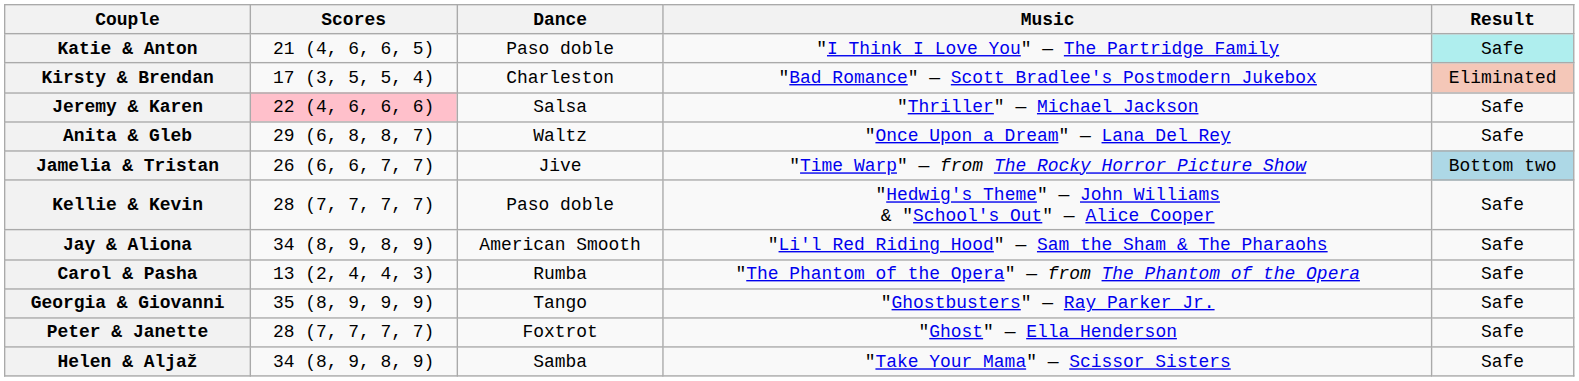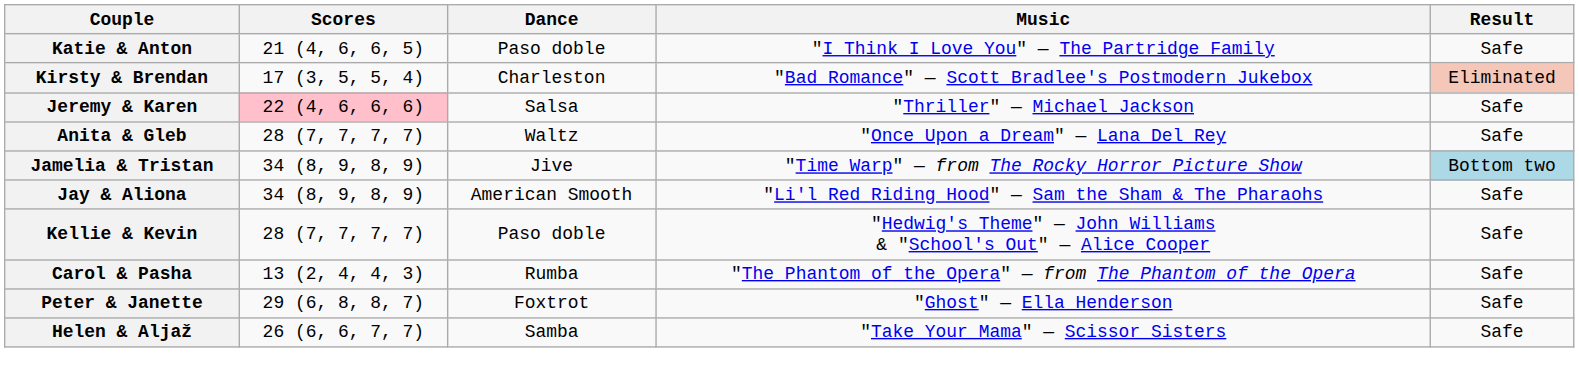(1503, 49) paleturquoise background -> (1502, 49) no background
(354, 136) 29 (6, 8, 8, 7) -> (343, 136) 28 (7, 7, 7, 7)
(354, 166) 26 (6, 6, 7, 7) -> (343, 166) 34 (8, 9, 8, 9)
rows swapped: (128, 245) <-> (128, 205)
- row: (128, 303)
(354, 332) 28 (7, 7, 7, 7) -> (343, 303) 29 (6, 8, 8, 7)
(354, 362) 34 (8, 9, 8, 9) -> (343, 332) 26 (6, 6, 7, 7)
